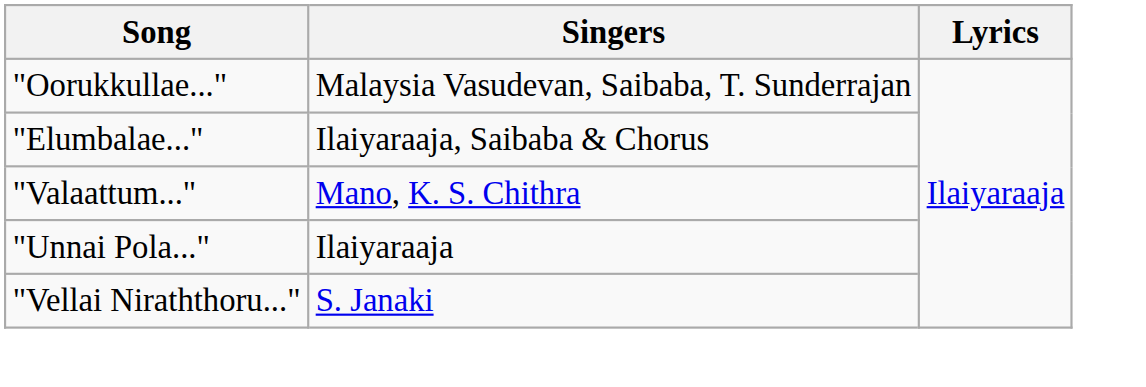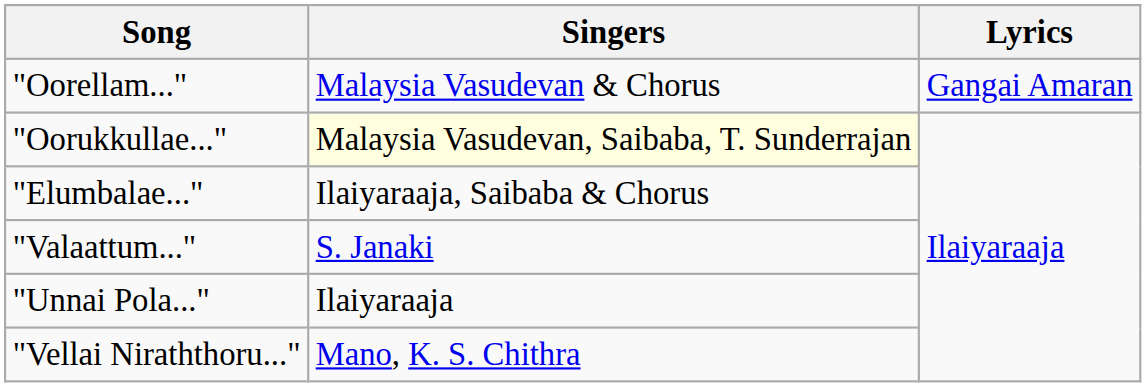+ row: (100, 85)
(614, 85) no background -> (614, 139) lightyellow background
(448, 193) Mano, K. S. Chithra -> (375, 247) S. Janaki
(375, 301) S. Janaki -> (448, 354) Mano, K. S. Chithra
